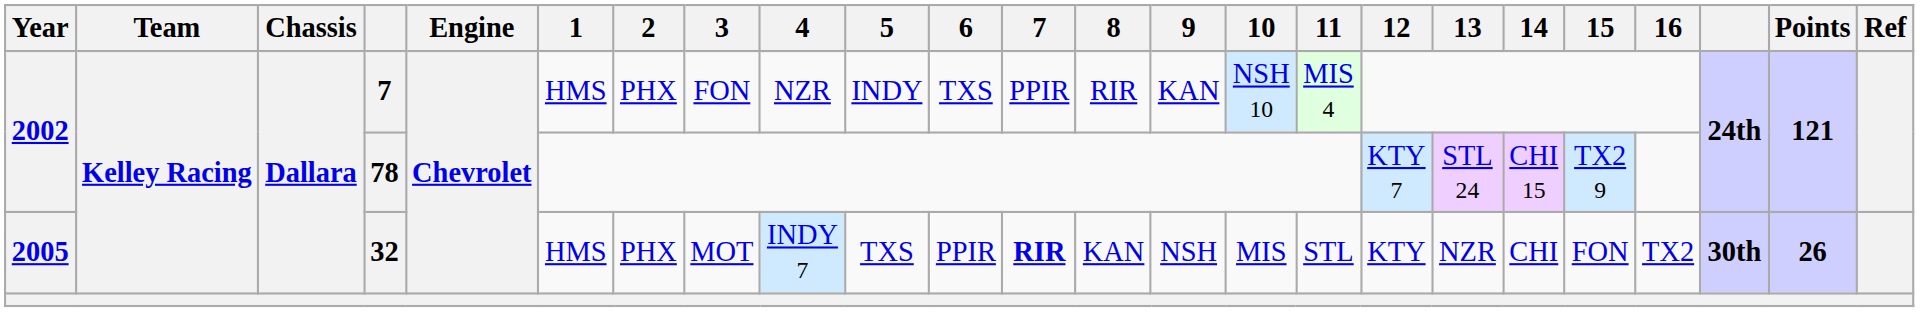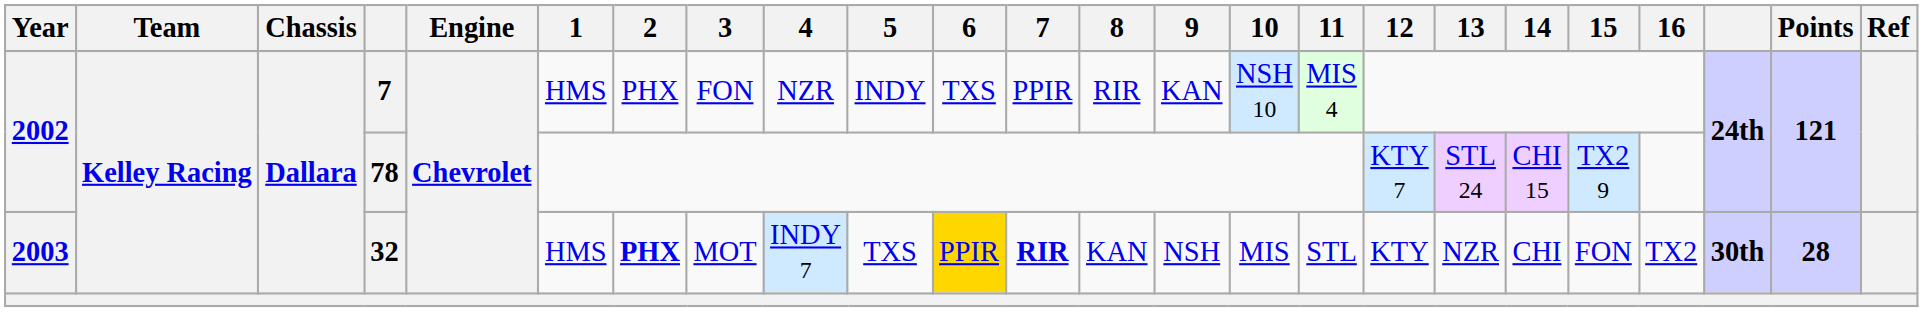(40, 251) 2005 -> (40, 251) 2003
(648, 251) normal -> (650, 251) bold
(966, 251) no background -> (969, 251) gold background
(1813, 251) 26 -> (1816, 251) 28
